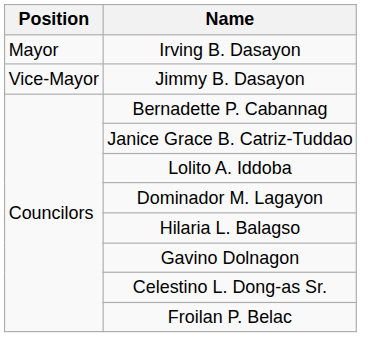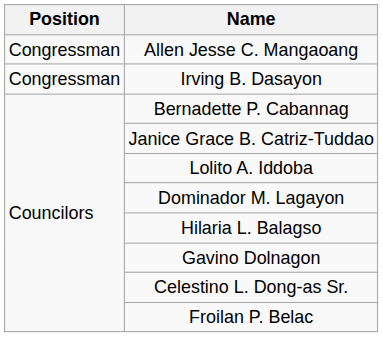+ row: (251, 49)
(34, 49) Mayor -> (64, 79) Congressman
- row: (230, 79)
